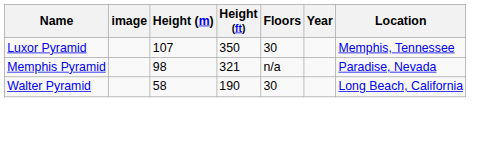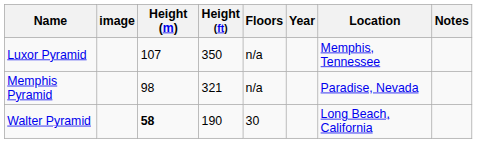+ column: (452, 21)
(270, 47) 30 -> (254, 54) n/a
(160, 86) normal -> (147, 121) bold
